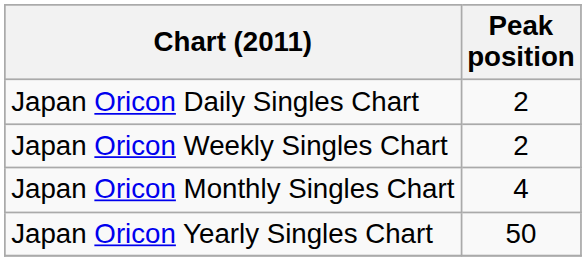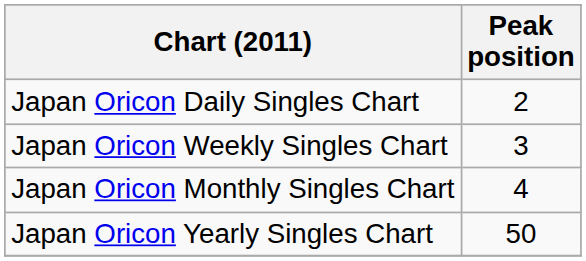(521, 145) 2 -> (521, 145) 3
